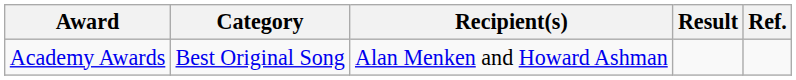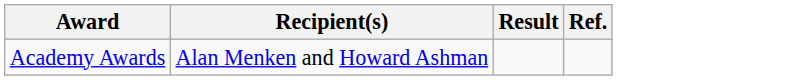- column: (260, 22)
